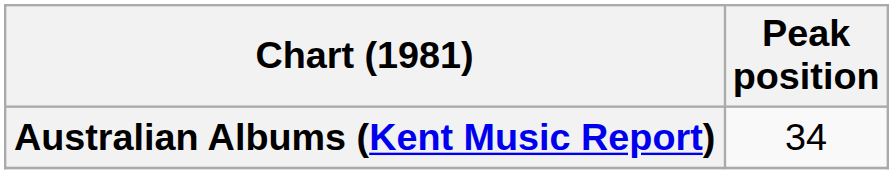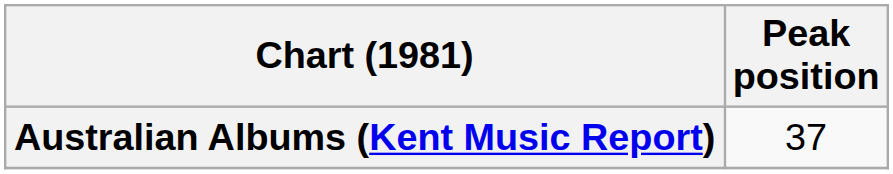(806, 136) 34 -> (806, 136) 37
